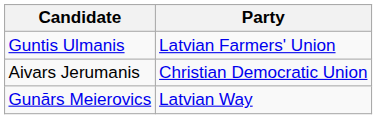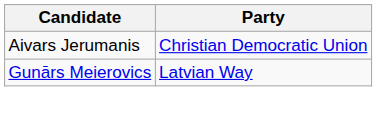- row: (67, 45)
